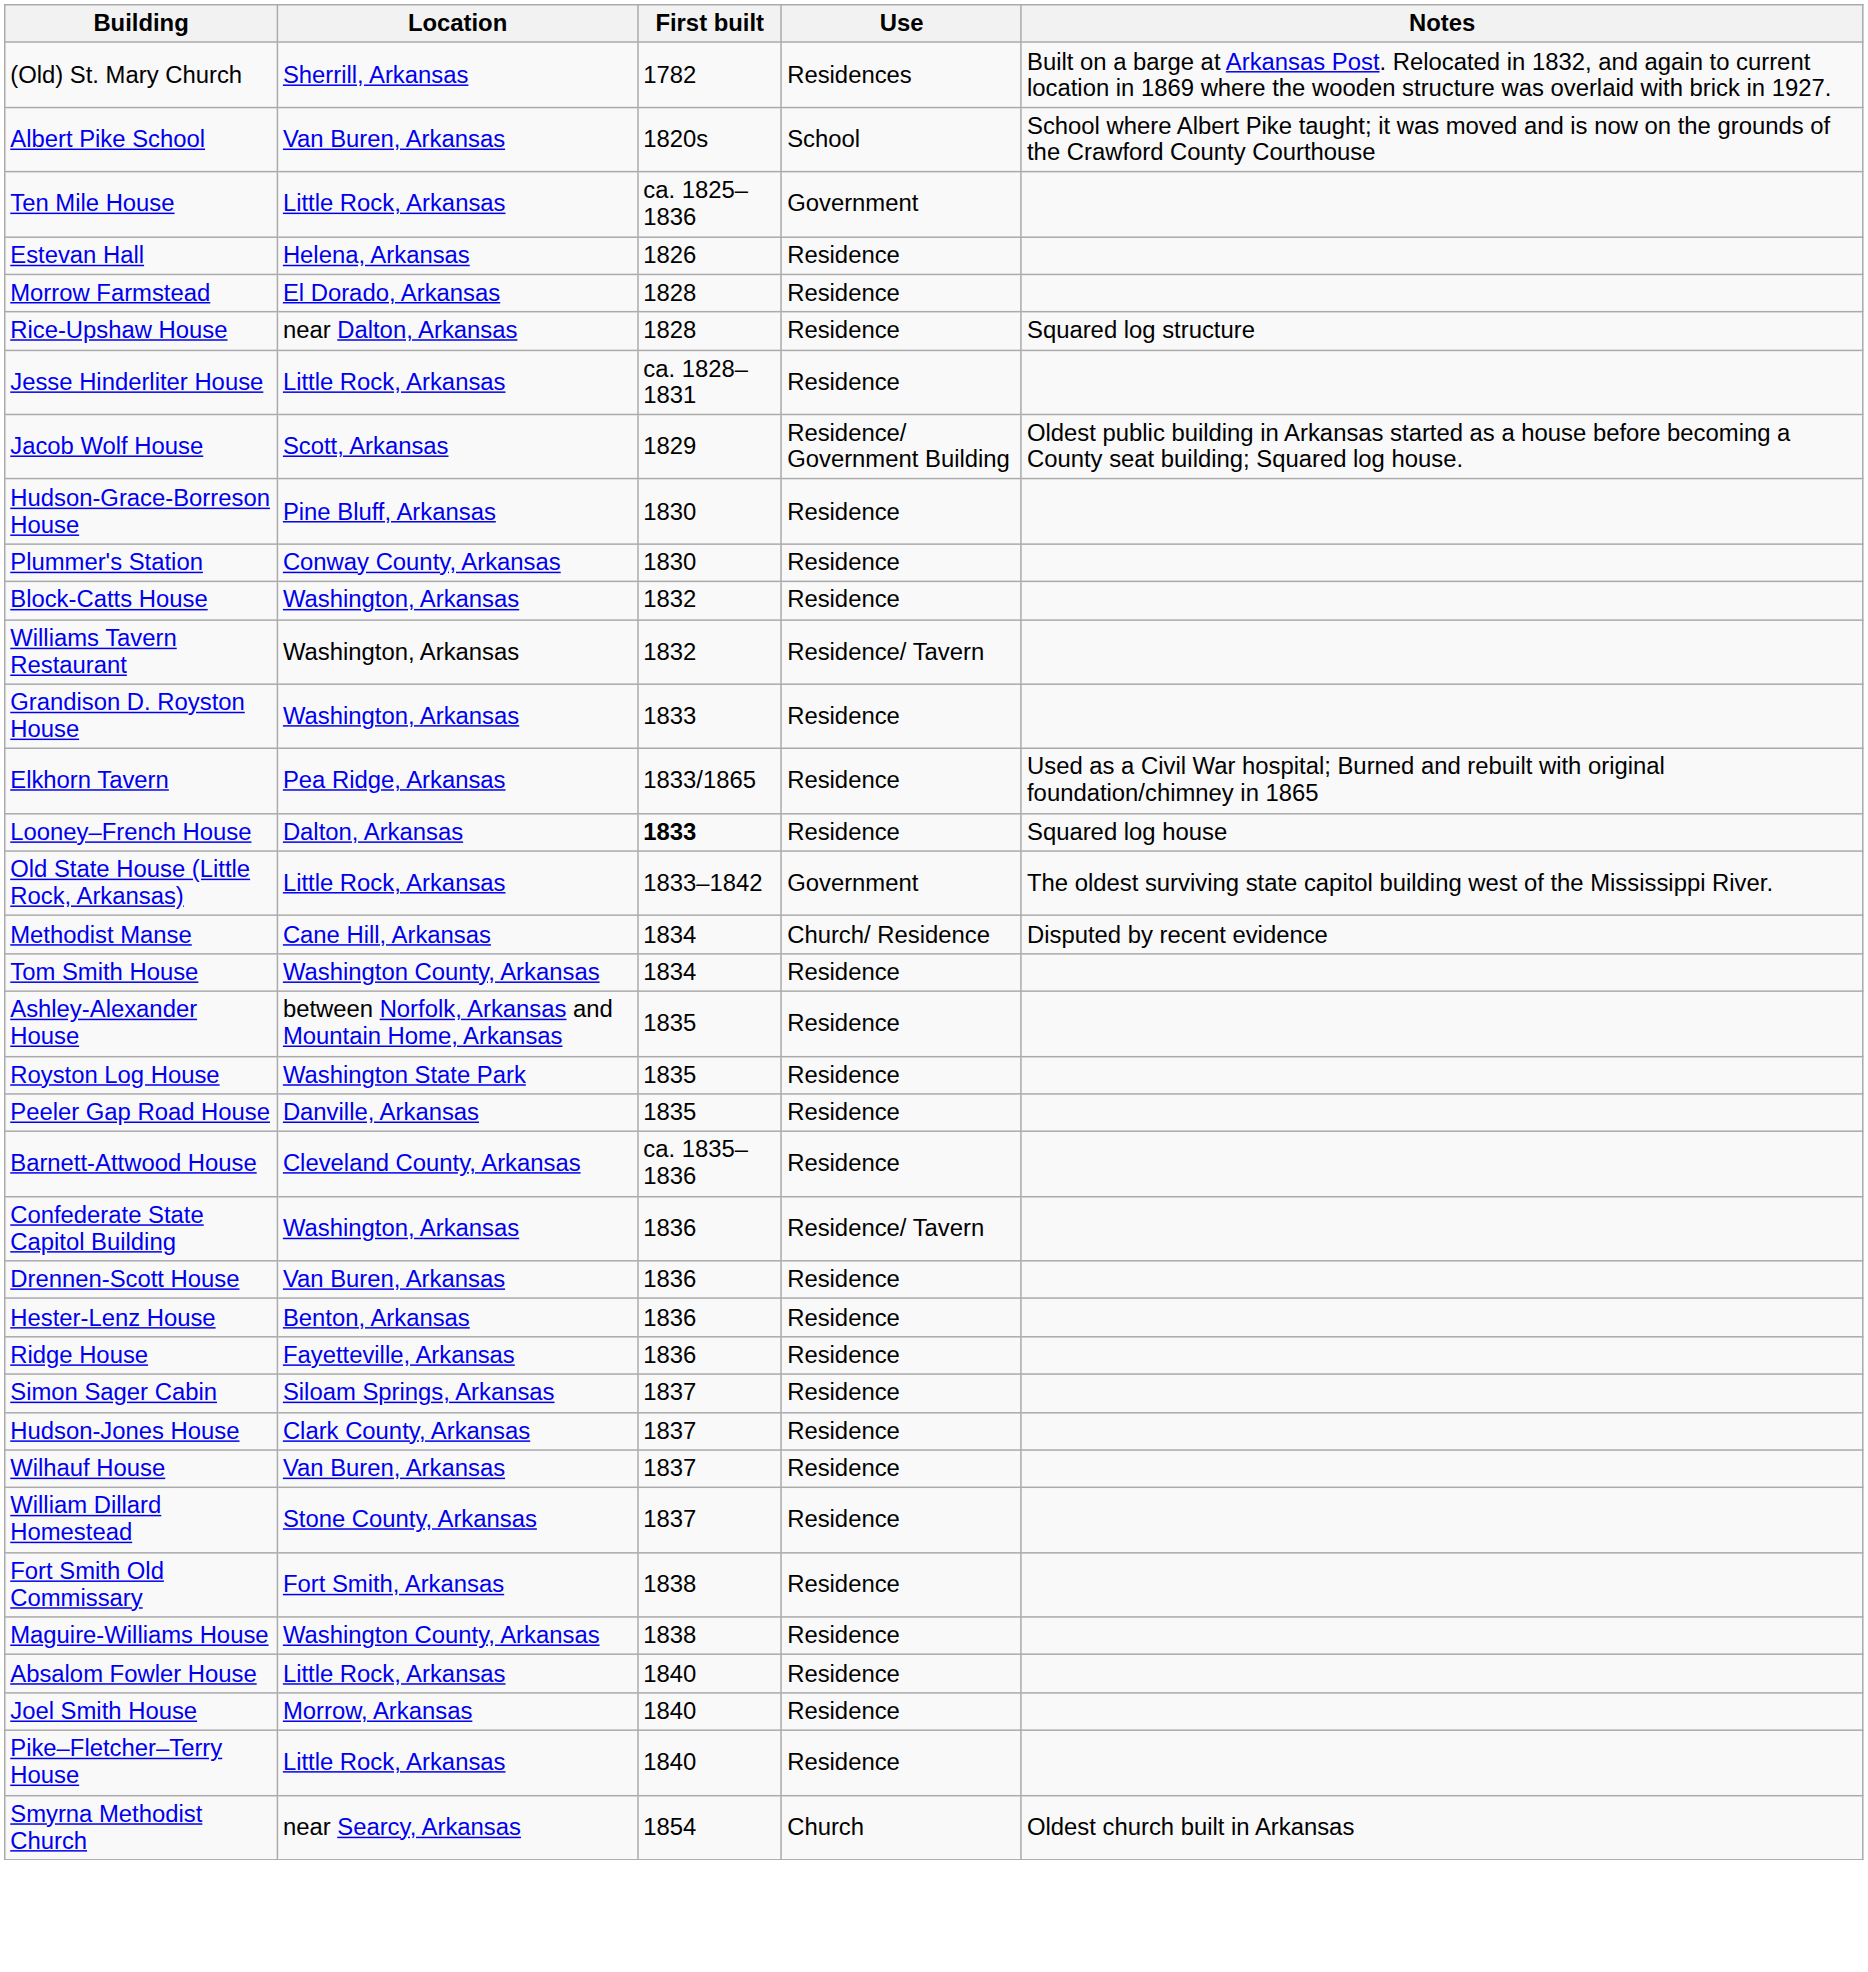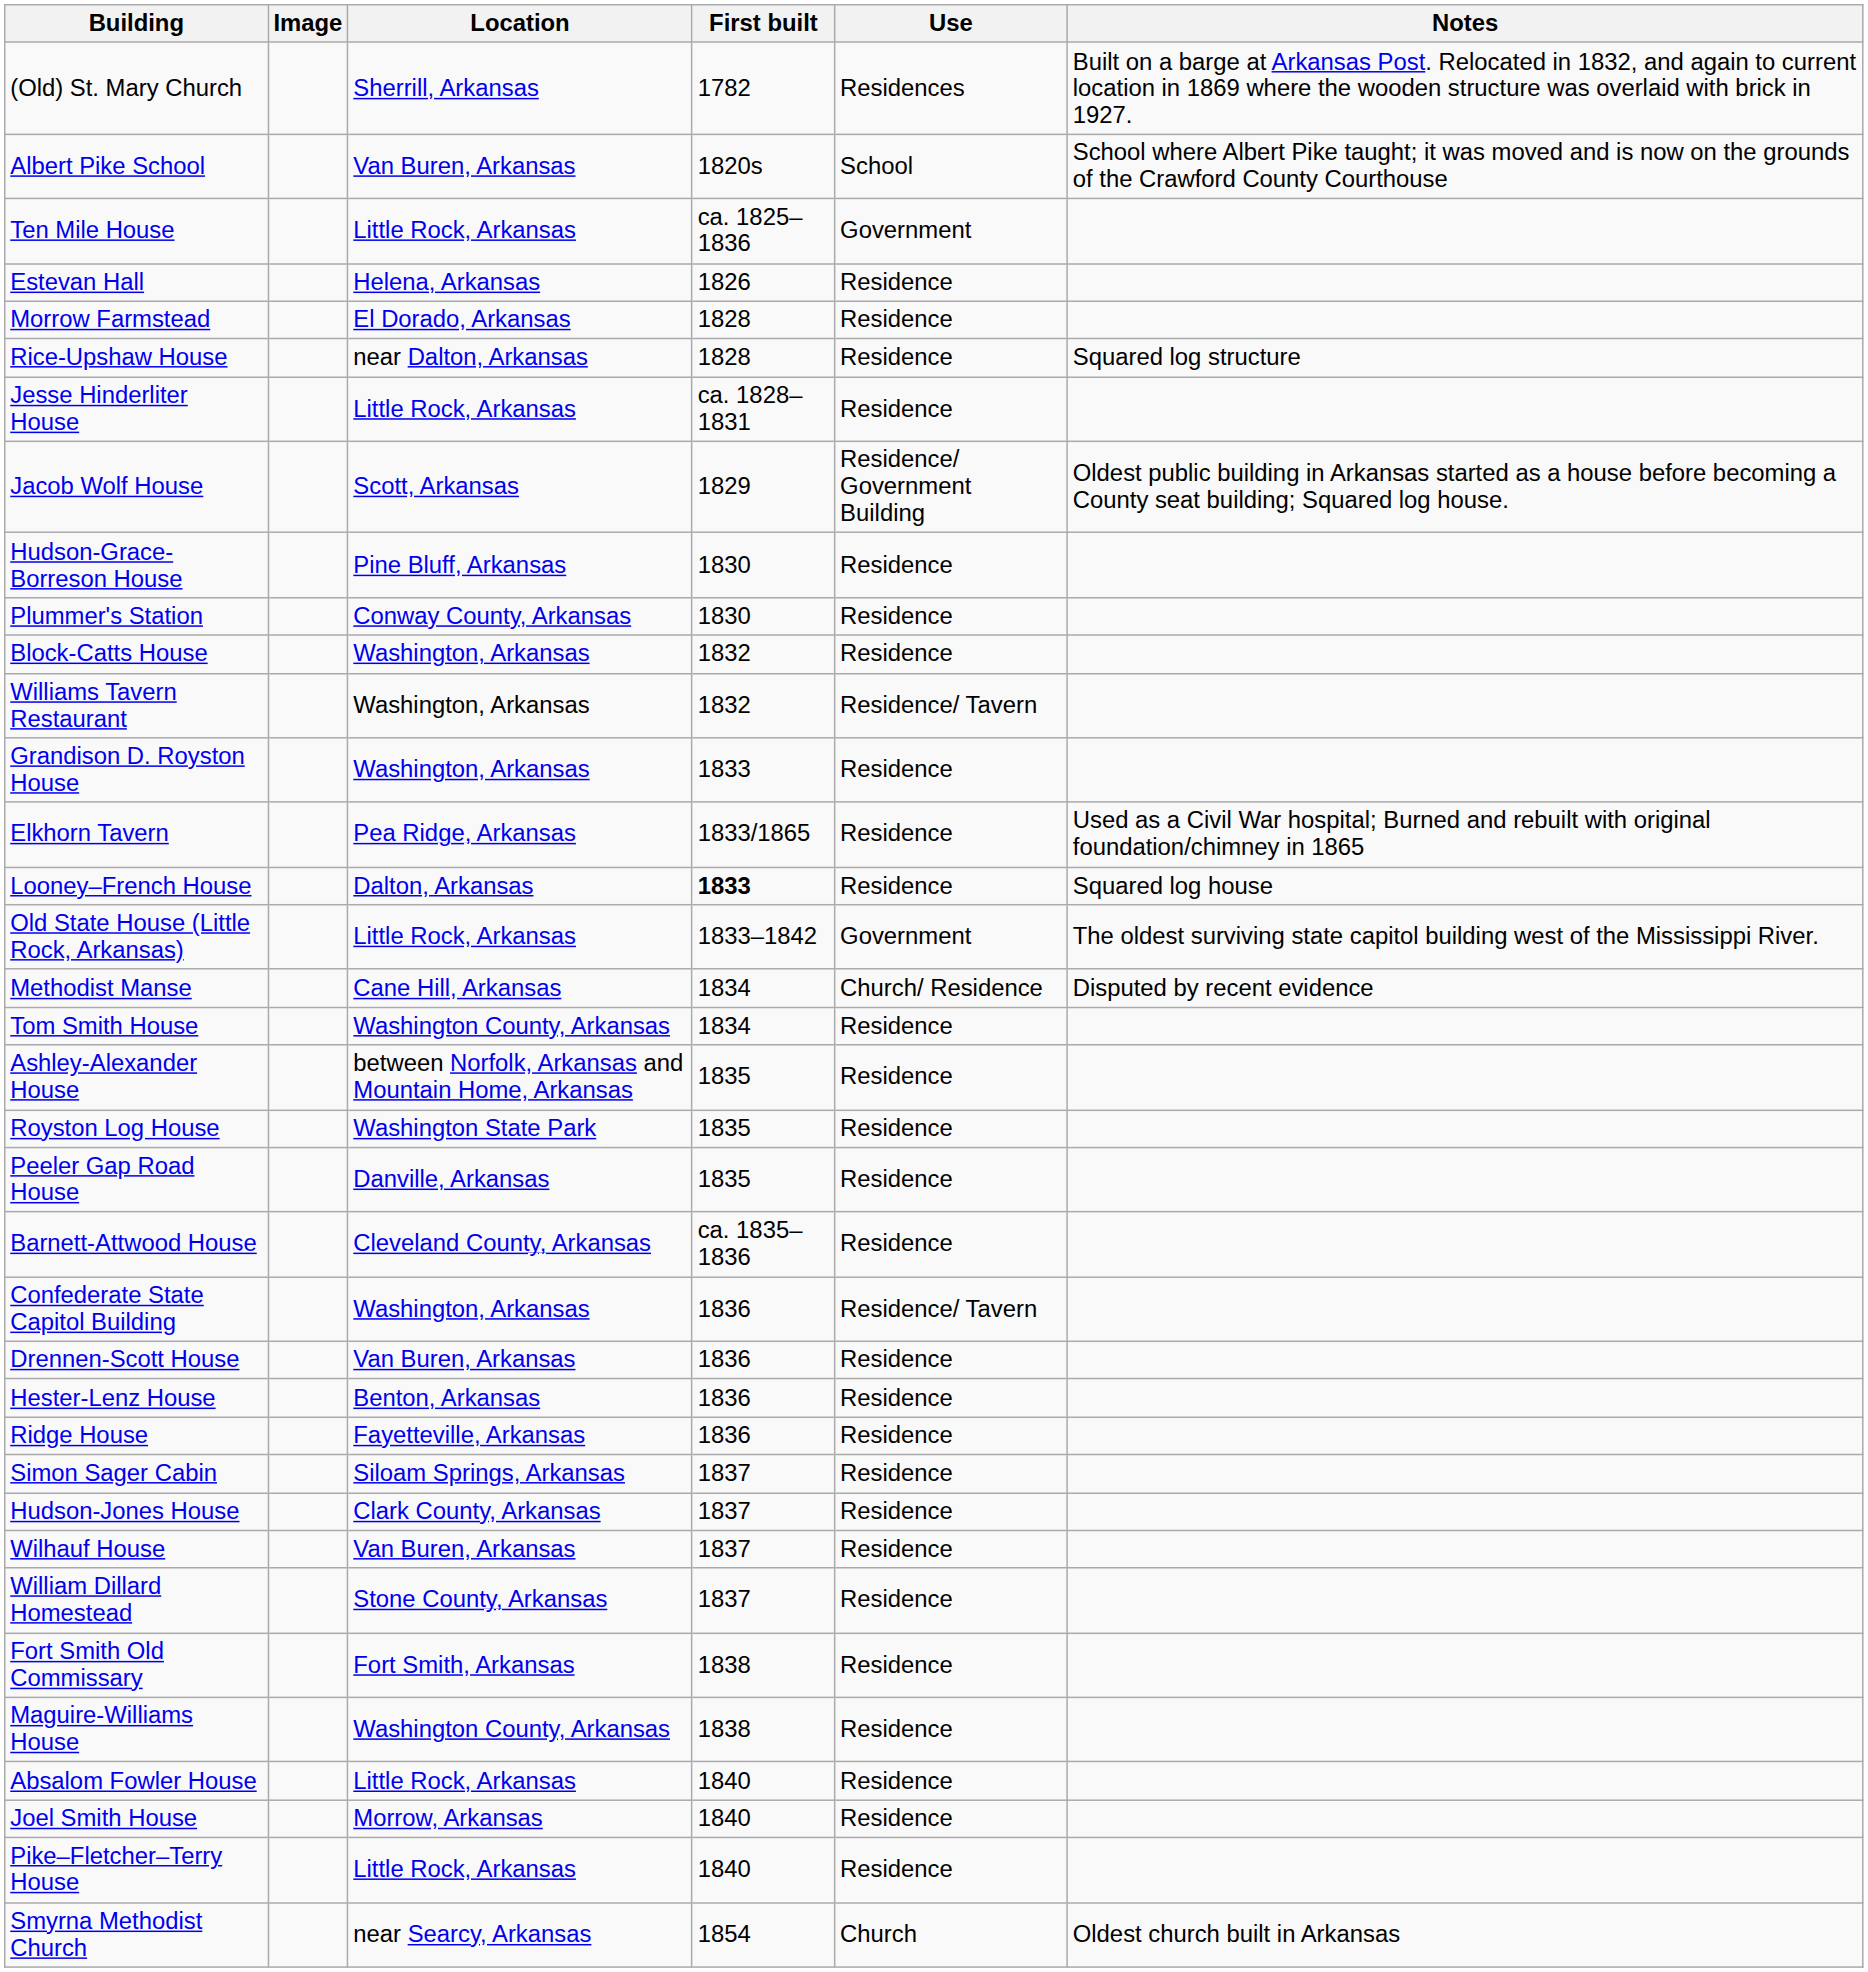+ column: (308, 23)
